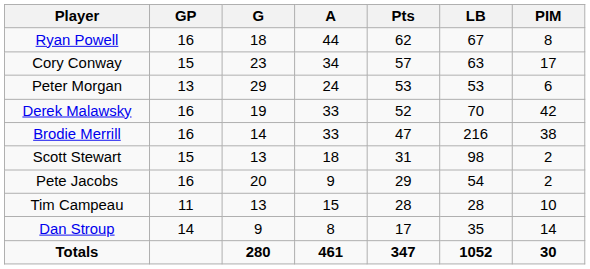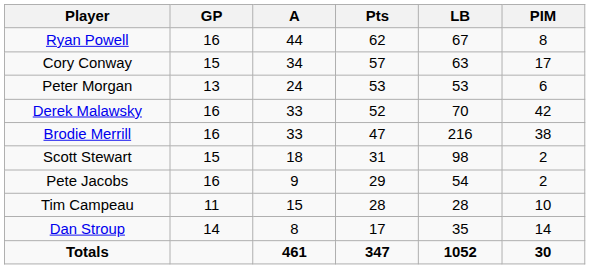- column: (258, 16)
